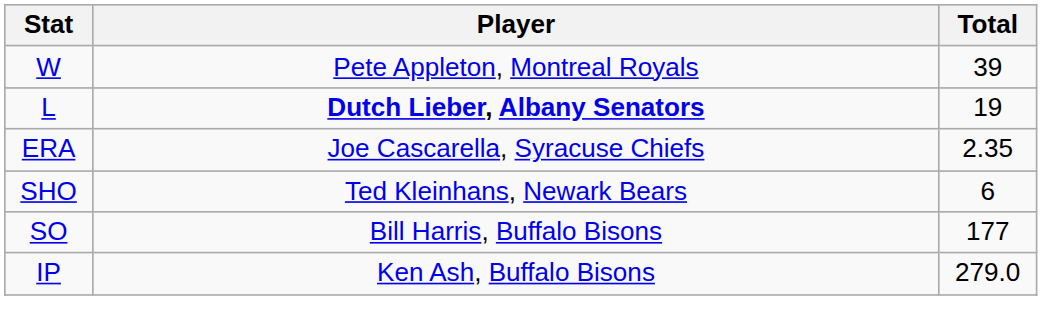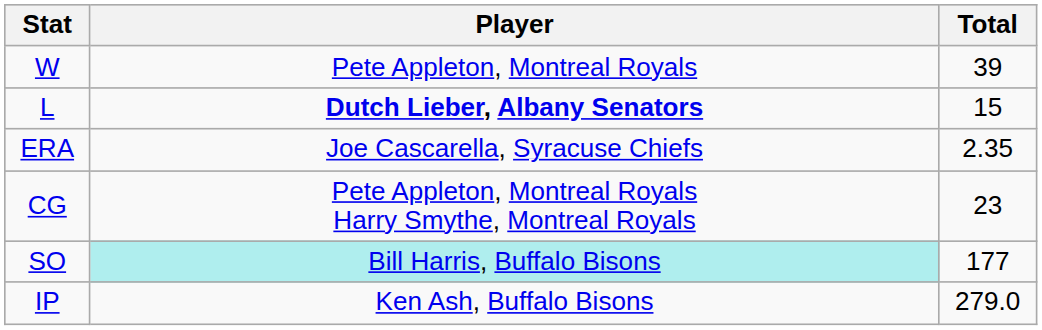(988, 107) 19 -> (988, 107) 15
+ row: (47, 205)
- row: (49, 190)
(516, 231) no background -> (515, 261) paleturquoise background
